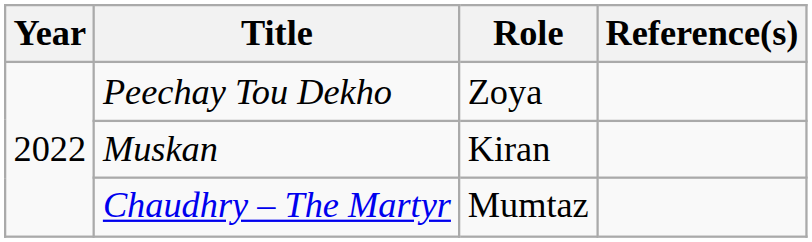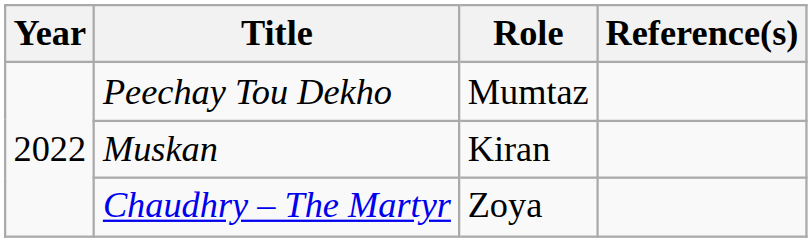(505, 90) Zoya -> (528, 90) Mumtaz
(528, 206) Mumtaz -> (505, 206) Zoya
